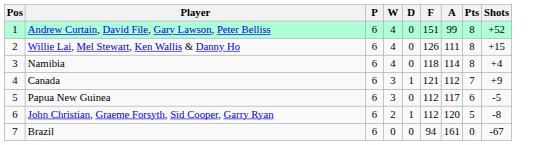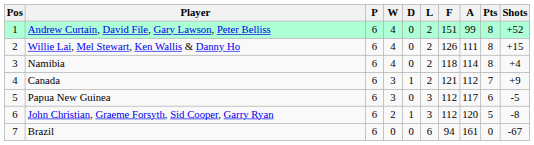+ column: (429, 13)
